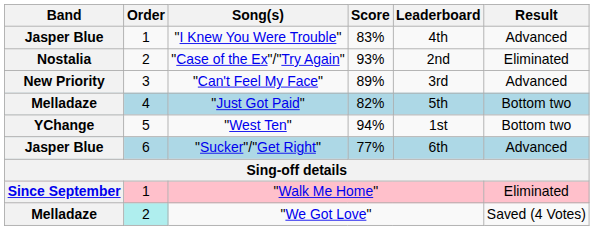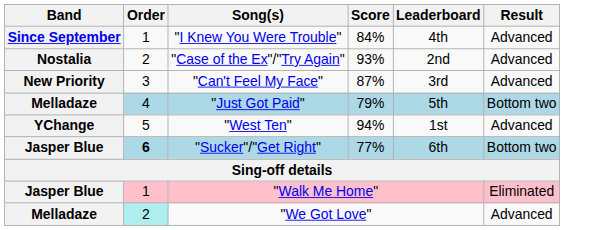(64, 37) Jasper Blue -> (64, 37) Since September
(370, 37) 83% -> (370, 37) 84%
(536, 59) Eliminated -> (522, 59) Advanced
(370, 81) 89% -> (370, 81) 87%
(370, 103) 82% -> (370, 103) 79%
(536, 125) Bottom two -> (522, 125) Advanced
(146, 147) normal -> (146, 147) bold
(536, 147) Advanced -> (522, 147) Bottom two
(64, 192) Since September -> (64, 192) Jasper Blue
(536, 214) Saved (4 Votes) -> (522, 214) Advanced
